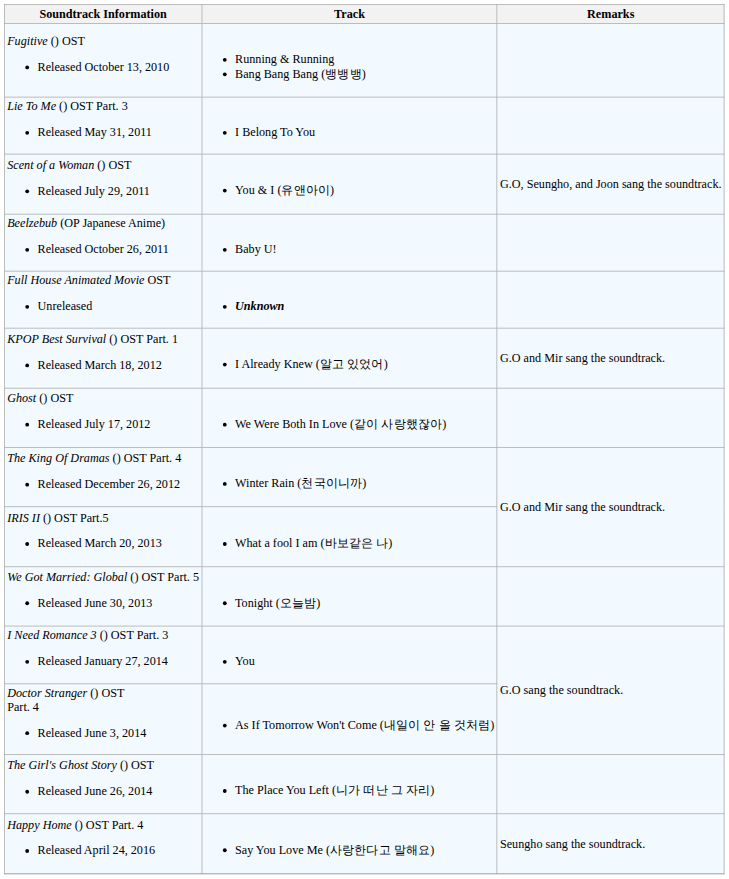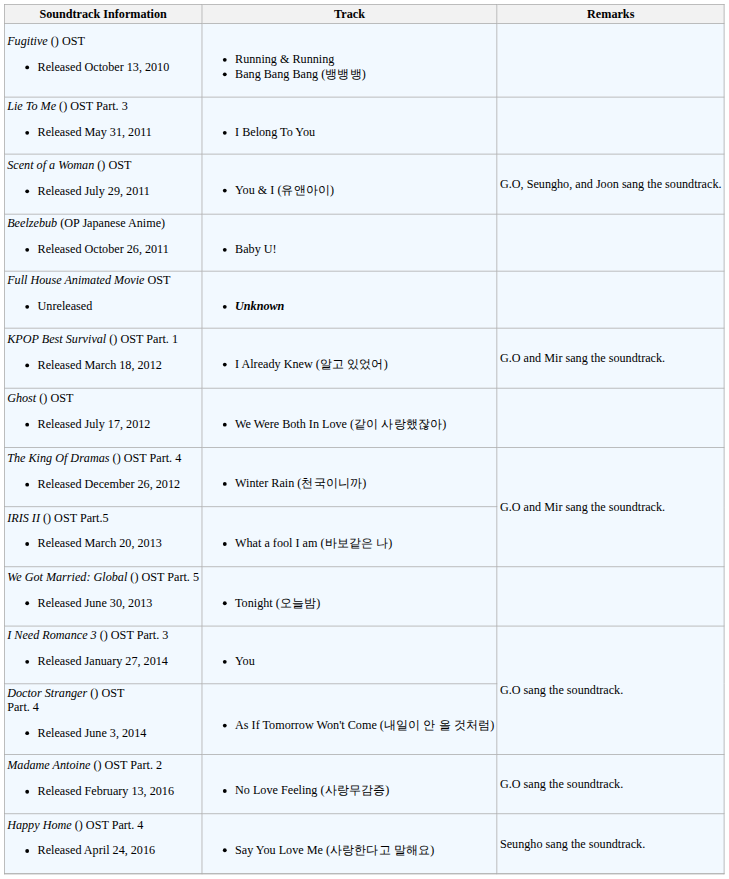- row: (103, 778)
+ row: (103, 778)
